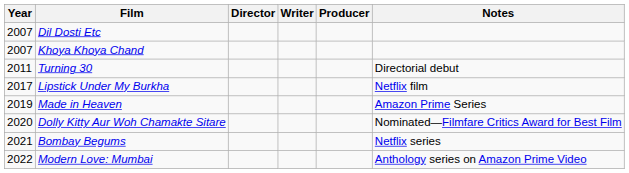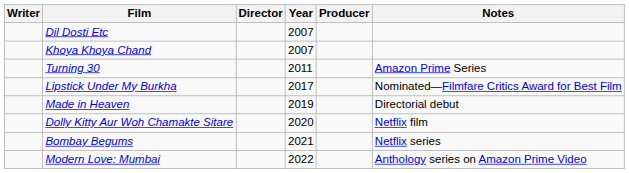columns swapped: (20, 13) <-> (297, 13)
(417, 68) Directorial debut -> (431, 68) Amazon Prime Series
(401, 86) Netflix film -> (498, 86) Nominated—Filmfare Critics Award for Best Film
(431, 104) Amazon Prime Series -> (417, 104) Directorial debut
(498, 123) Nominated—Filmfare Critics Award for Best Film -> (401, 123) Netflix film
